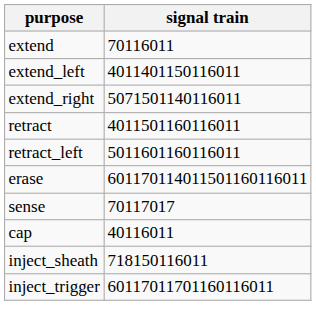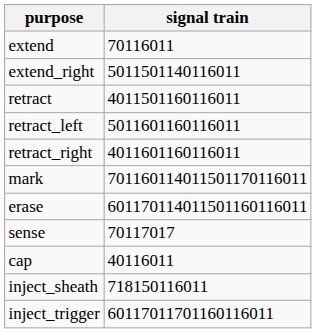- row: (47, 71)
(175, 98) 5071501140116011 -> (174, 71) 5011501140116011
+ row: (50, 152)
+ row: (26, 179)
